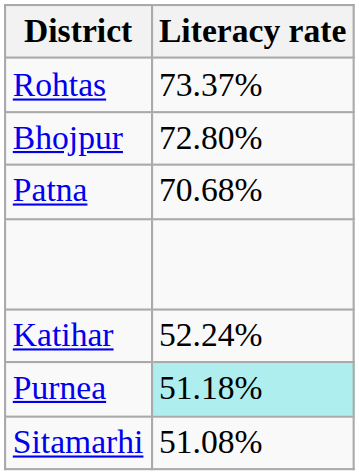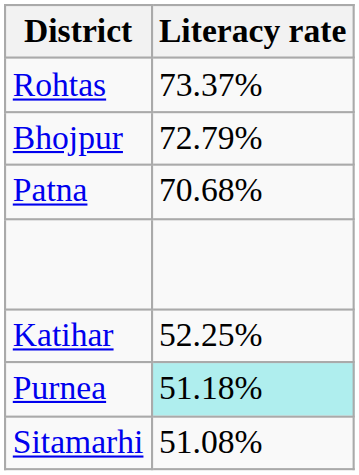(211, 137) 72.80% -> (211, 137) 72.79%
(211, 335) 52.24% -> (211, 335) 52.25%
